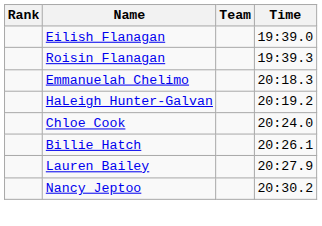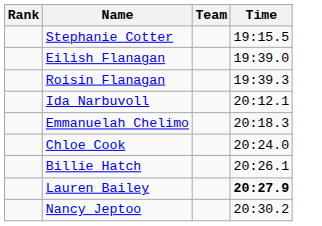+ row: (109, 37)
+ row: (98, 102)
- row: (129, 102)
(285, 167) normal -> (261, 188) bold
